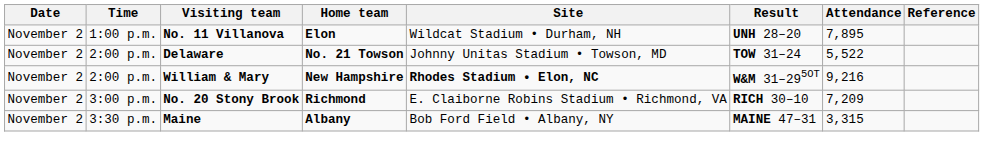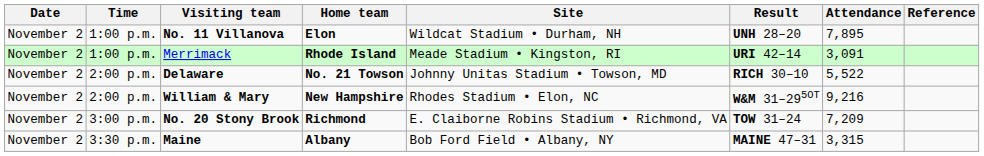+ row: (197, 56)
(767, 56) TOW 31–24 -> (771, 76) RICH 30–10
(504, 78) bold -> (504, 98) normal
(771, 101) RICH 30–10 -> (767, 121) TOW 31–24
